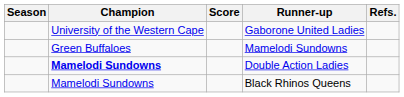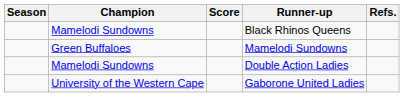rows swapped: (298, 83) <-> (305, 30)
(106, 65) bold -> (102, 65) normal
